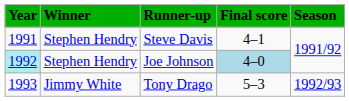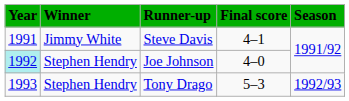(90, 38) Stephen Hendry -> (83, 38) Jimmy White
(254, 61) lightblue background -> (254, 61) no background
(83, 84) Jimmy White -> (90, 84) Stephen Hendry
